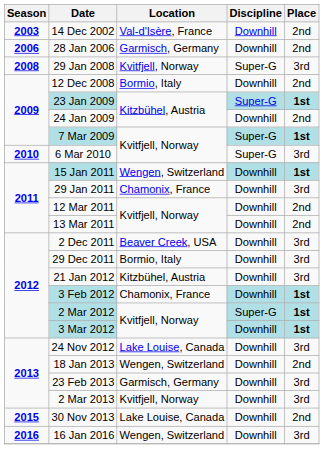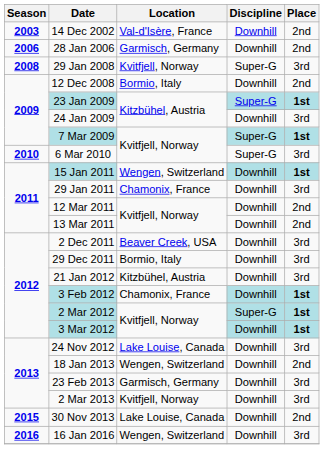(302, 119) 2nd -> (302, 119) 3rd
